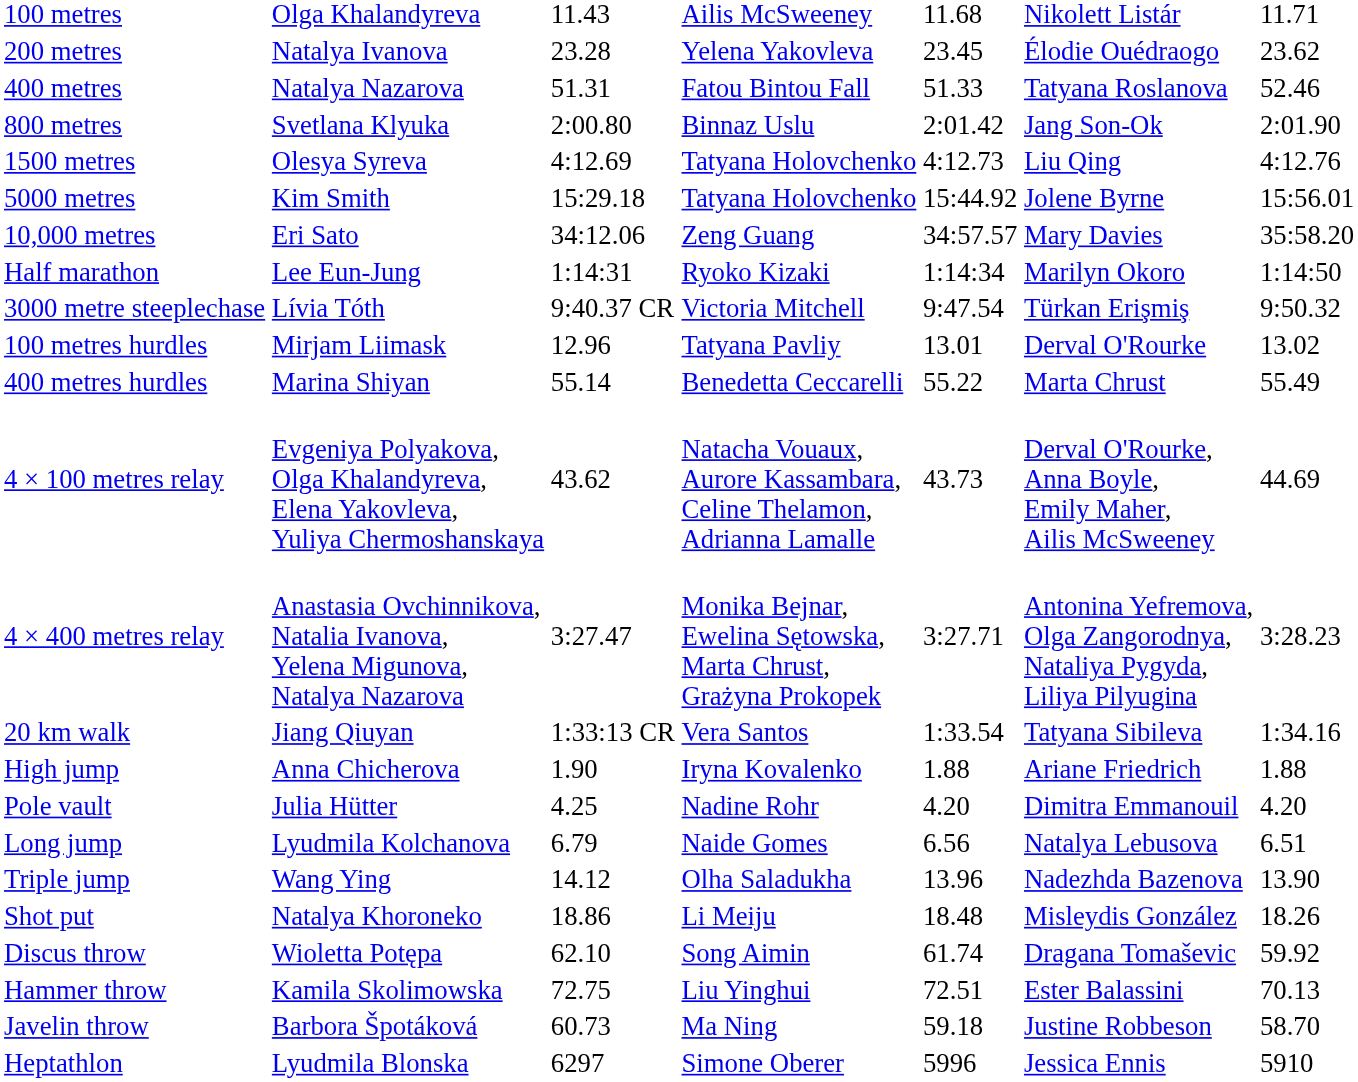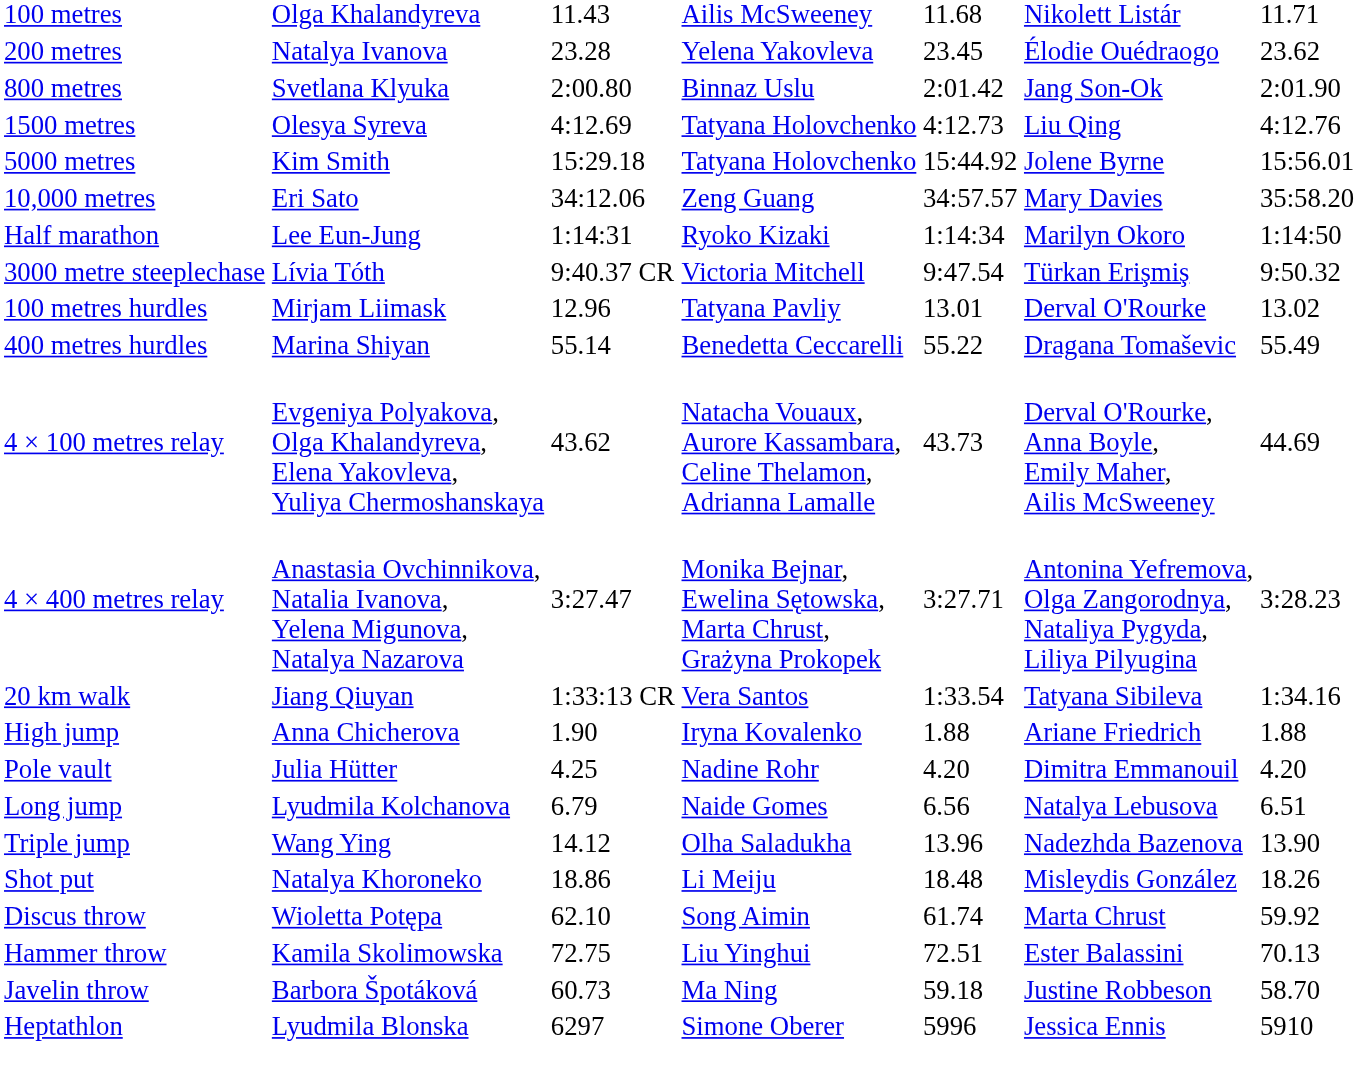- row: (63, 88)
(1095, 382) Marta Chrust -> (1130, 345) Dragana Tomaševic
(1130, 953) Dragana Tomaševic -> (1095, 916) Marta Chrust
